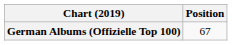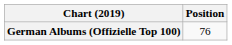(205, 31) 67 -> (205, 31) 76
